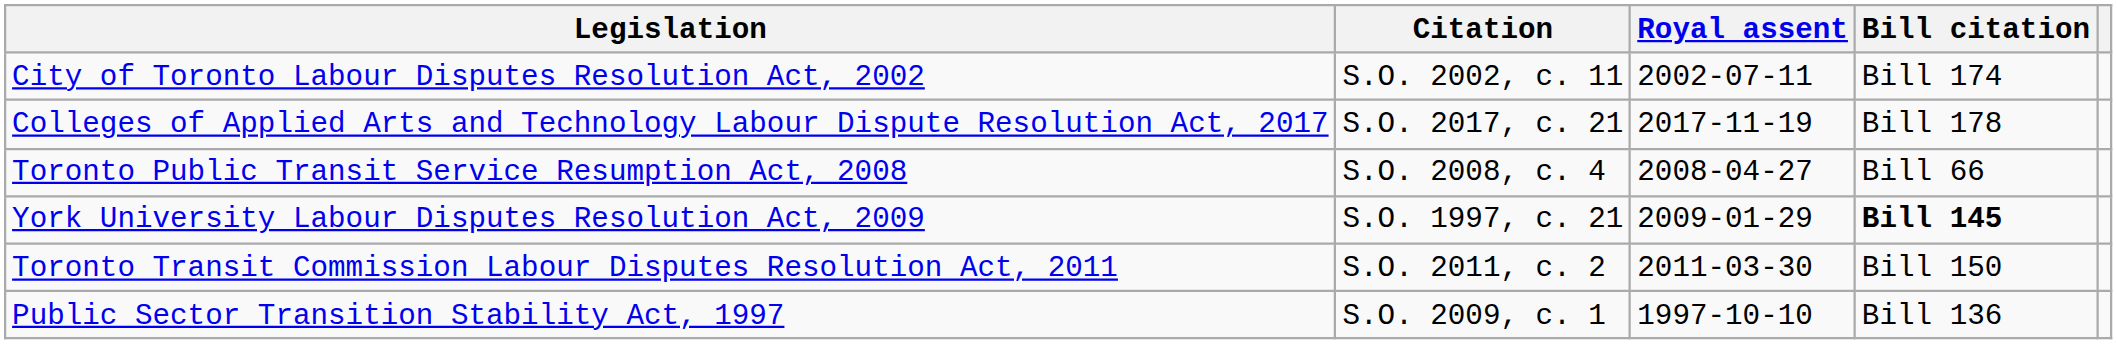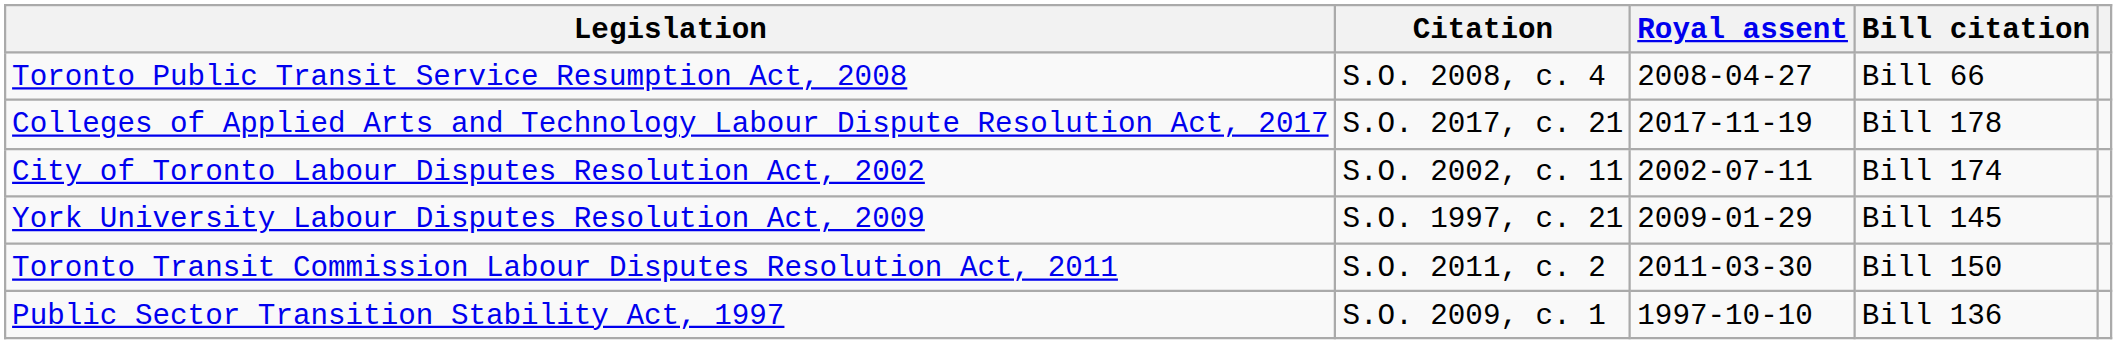rows swapped: (460, 172) <-> (468, 77)
(1932, 220) bold -> (1932, 220) normal
